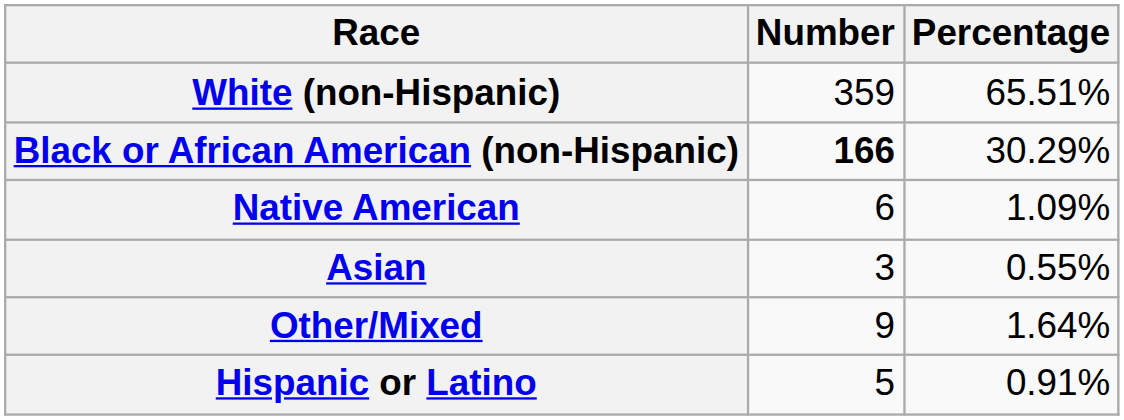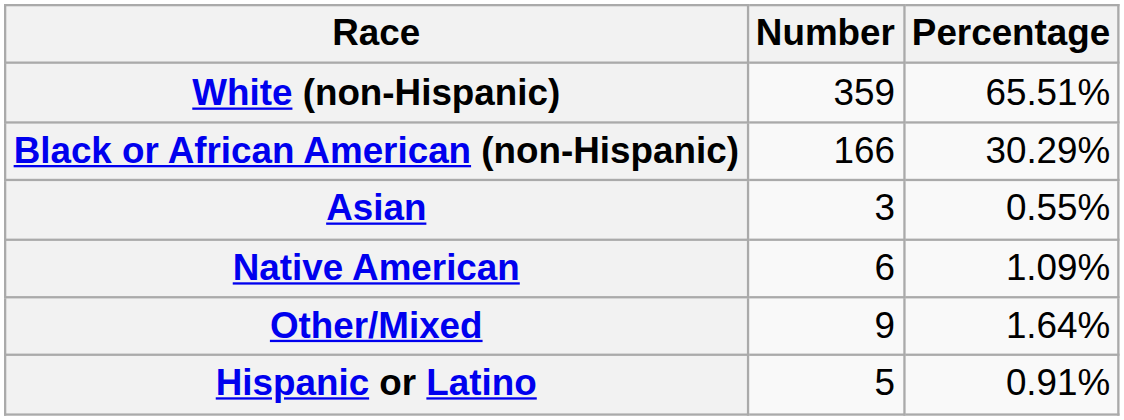(864, 150) bold -> (864, 150) normal
rows swapped: (376, 208) <-> (376, 267)
